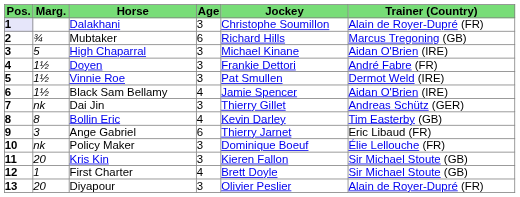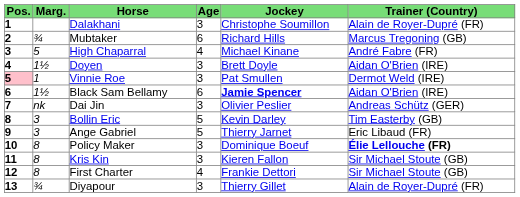(8, 25) lavender background -> (8, 25) no background
(200, 51) 3 -> (200, 51) 4
(398, 51) Aidan O'Brien (IRE) -> (393, 51) André Fabre (FR)
(259, 65) Frankie Dettori -> (249, 65) Brett Doyle
(393, 65) André Fabre (FR) -> (398, 65) Aidan O'Brien (IRE)
(8, 78) no background -> (8, 78) pink background
(41, 78) 1½ -> (36, 78) 1
(200, 92) 4 -> (200, 92) 6
(259, 92) normal -> (261, 92) bold
(253, 105) Thierry Gillet -> (256, 105) Olivier Peslier
(36, 119) 8 -> (36, 119) 3
(200, 119) 4 -> (200, 119) 5
(200, 132) 6 -> (200, 132) 5
(39, 145) nk -> (36, 145) 8
(397, 145) normal -> (400, 145) bold
(40, 159) 20 -> (36, 159) 8
(36, 172) 1 -> (36, 172) 8
(249, 172) Brett Doyle -> (259, 172) Frankie Dettori
(40, 186) 20 -> (38, 186) ¾
(256, 186) Olivier Peslier -> (253, 186) Thierry Gillet
